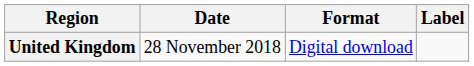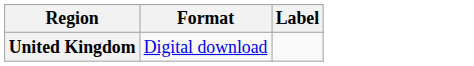- column: (212, 18)
